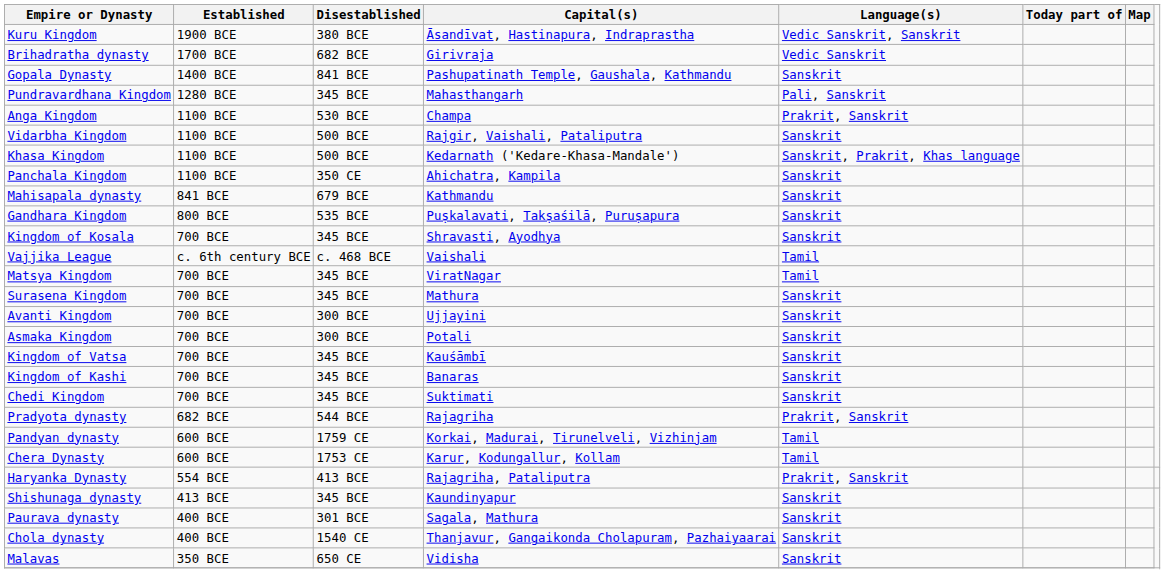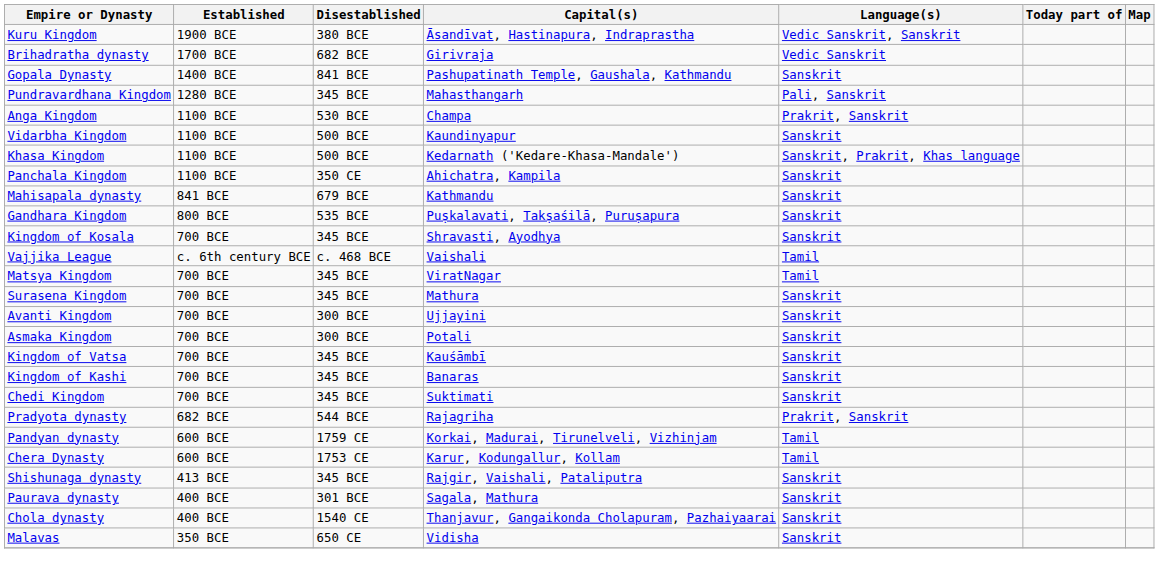(534, 135) Rajgir, Vaishali, Pataliputra -> (471, 135) Kaundinyapur
- row: (67, 477)
(471, 498) Kaundinyapur -> (534, 477) Rajgir, Vaishali, Pataliputra
